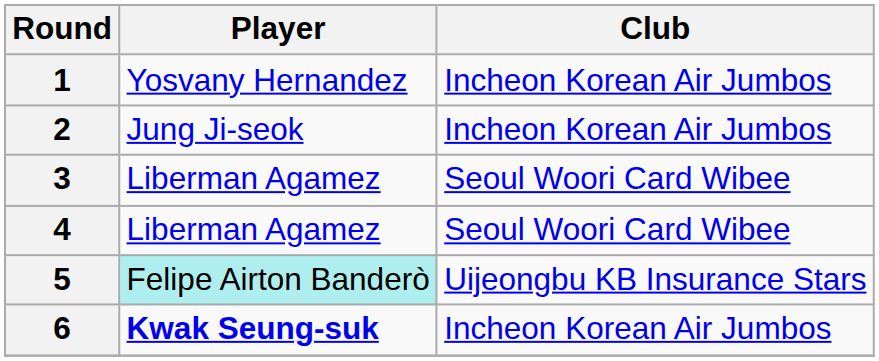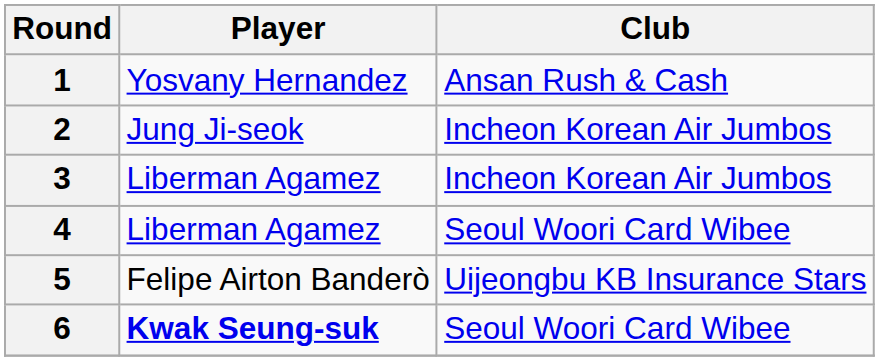(638, 79) Incheon Korean Air Jumbos -> (586, 79) Ansan Rush & Cash
(617, 179) Seoul Woori Card Wibee -> (638, 179) Incheon Korean Air Jumbos
(278, 279) paleturquoise background -> (278, 279) no background
(638, 329) Incheon Korean Air Jumbos -> (617, 329) Seoul Woori Card Wibee
